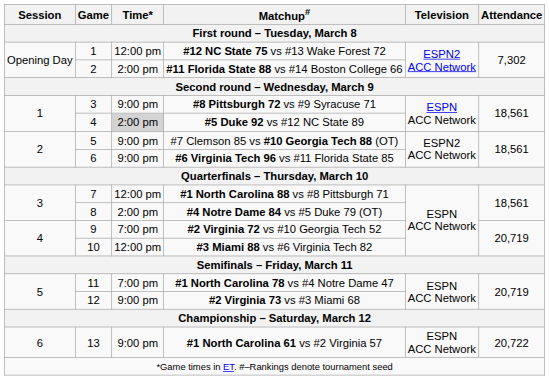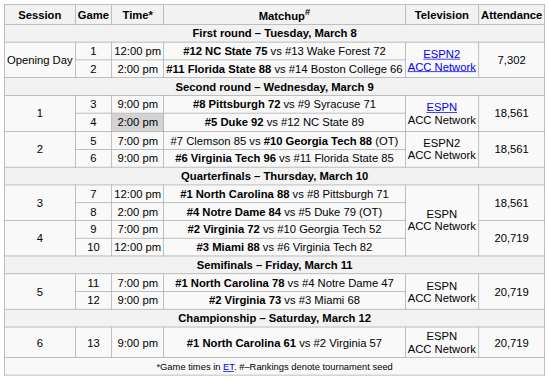(138, 140) 9:00 pm -> (138, 140) 7:00 pm
(512, 343) 20,722 -> (512, 343) 20,719
